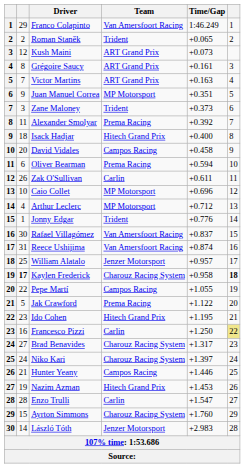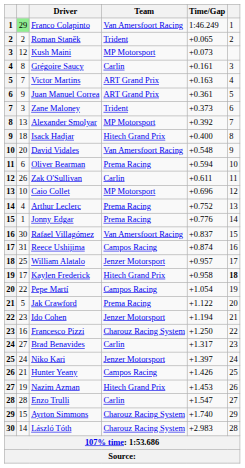(23, 24) no background -> (23, 24) lightgreen background
(131, 52) ART Grand Prix -> (129, 52) MP Motorsport
(131, 66) ART Grand Prix -> (114, 66) Carlin
(129, 94) MP Motorsport -> (131, 94) ART Grand Prix
(201, 94) +0.351 -> (201, 94) +0.361
(23, 122) 11 -> (23, 122) 13
(127, 122) Prema Racing -> (129, 122) MP Motorsport
(130, 150) Campos Racing -> (143, 150) Van Amersfoort Racing
(201, 150) +0.458 -> (201, 150) +0.548
(129, 205) MP Motorsport -> (127, 205) Prema Racing
(201, 205) +0.712 -> (201, 205) +0.752
(116, 219) Trident -> (127, 219) Prema Racing
(143, 247) Van Amersfoort Racing -> (130, 247) Campos Racing
(23, 275) bold -> (23, 275) normal
(144, 275) Charouz Racing System -> (134, 275) Hitech Grand Prix
(201, 289) +1.055 -> (201, 289) +1.054
(134, 317) Hitech Grand Prix -> (134, 317) Jenzer Motorsport
(201, 317) +1.195 -> (201, 317) +1.194
(114, 331) Carlin -> (144, 331) Charouz Racing System
(234, 331) khaki background -> (234, 331) no background
(144, 344) Charouz Racing System -> (114, 344) Carlin
(144, 358) Charouz Racing System -> (134, 358) Jenzer Motorsport
(201, 372) +1.446 -> (201, 372) +1.426
(201, 414) +1.760 -> (201, 414) +1.740
(134, 428) Jenzer Motorsport -> (144, 428) Charouz Racing System
